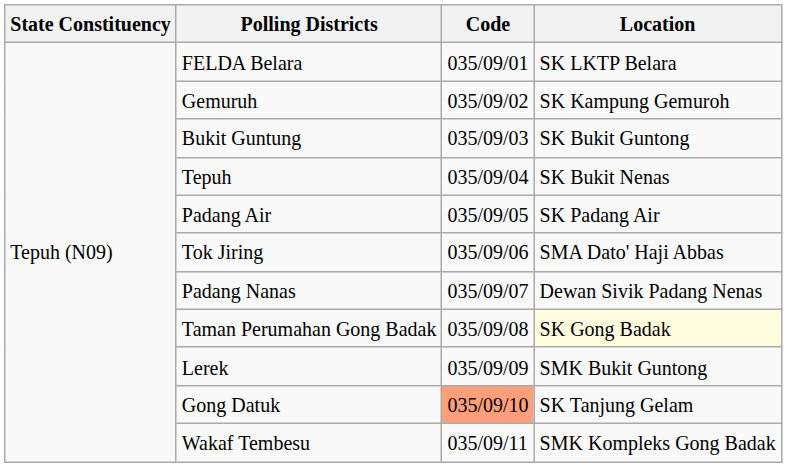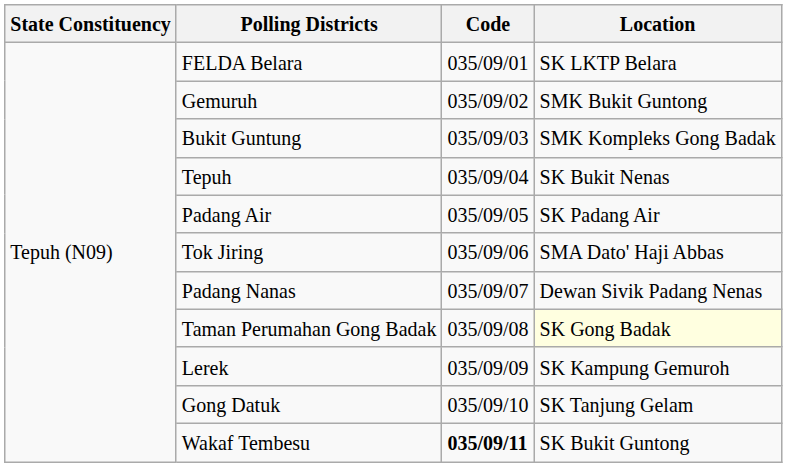(635, 101) SK Kampung Gemuroh -> (623, 101) SMK Bukit Guntong
(615, 139) SK Bukit Guntong -> (658, 139) SMK Kompleks Gong Badak
(623, 367) SMK Bukit Guntong -> (635, 367) SK Kampung Gemuroh
(488, 405) lightsalmon background -> (488, 405) no background
(488, 443) normal -> (487, 442) bold
(658, 443) SMK Kompleks Gong Badak -> (615, 443) SK Bukit Guntong
